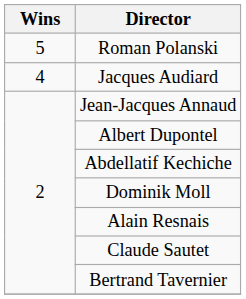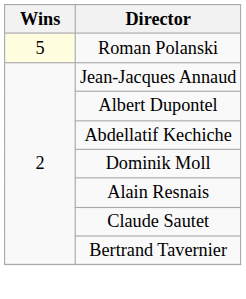(40, 47) no background -> (40, 47) lightyellow background
- row: (158, 76)
